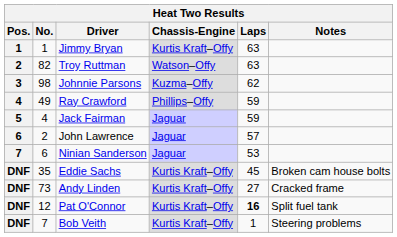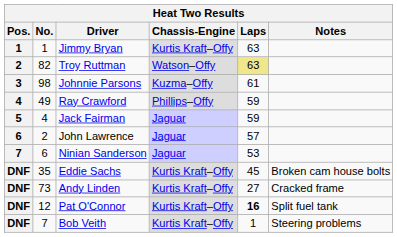(253, 66) no background -> (253, 66) khaki background
(253, 84) 62 -> (253, 84) 61
